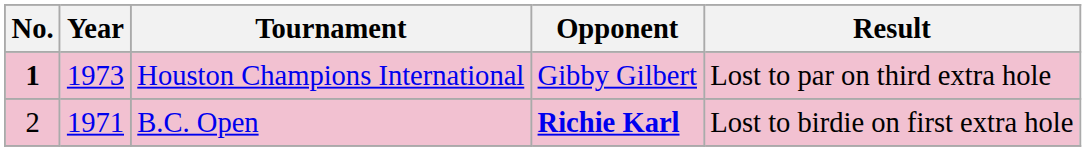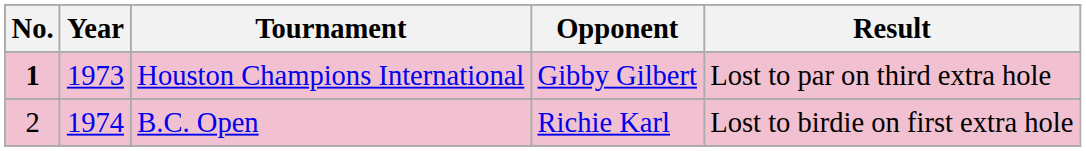(95, 122) 1971 -> (95, 122) 1974
(609, 122) bold -> (604, 122) normal
